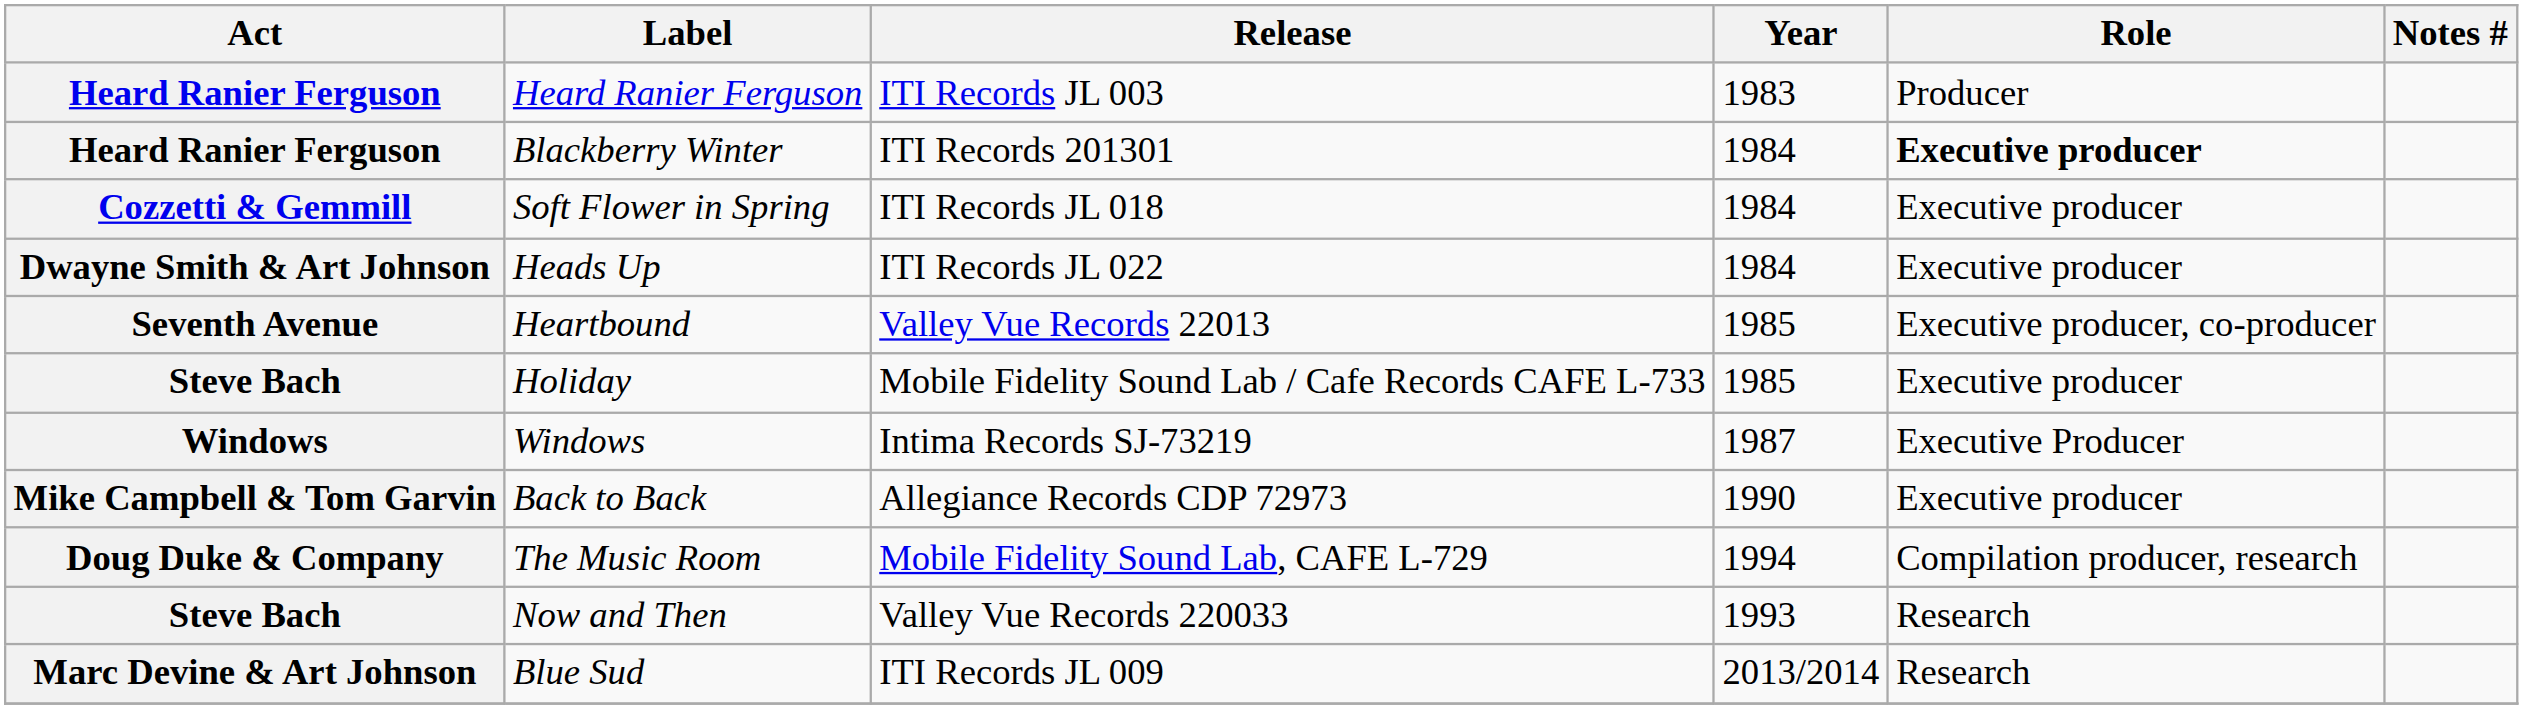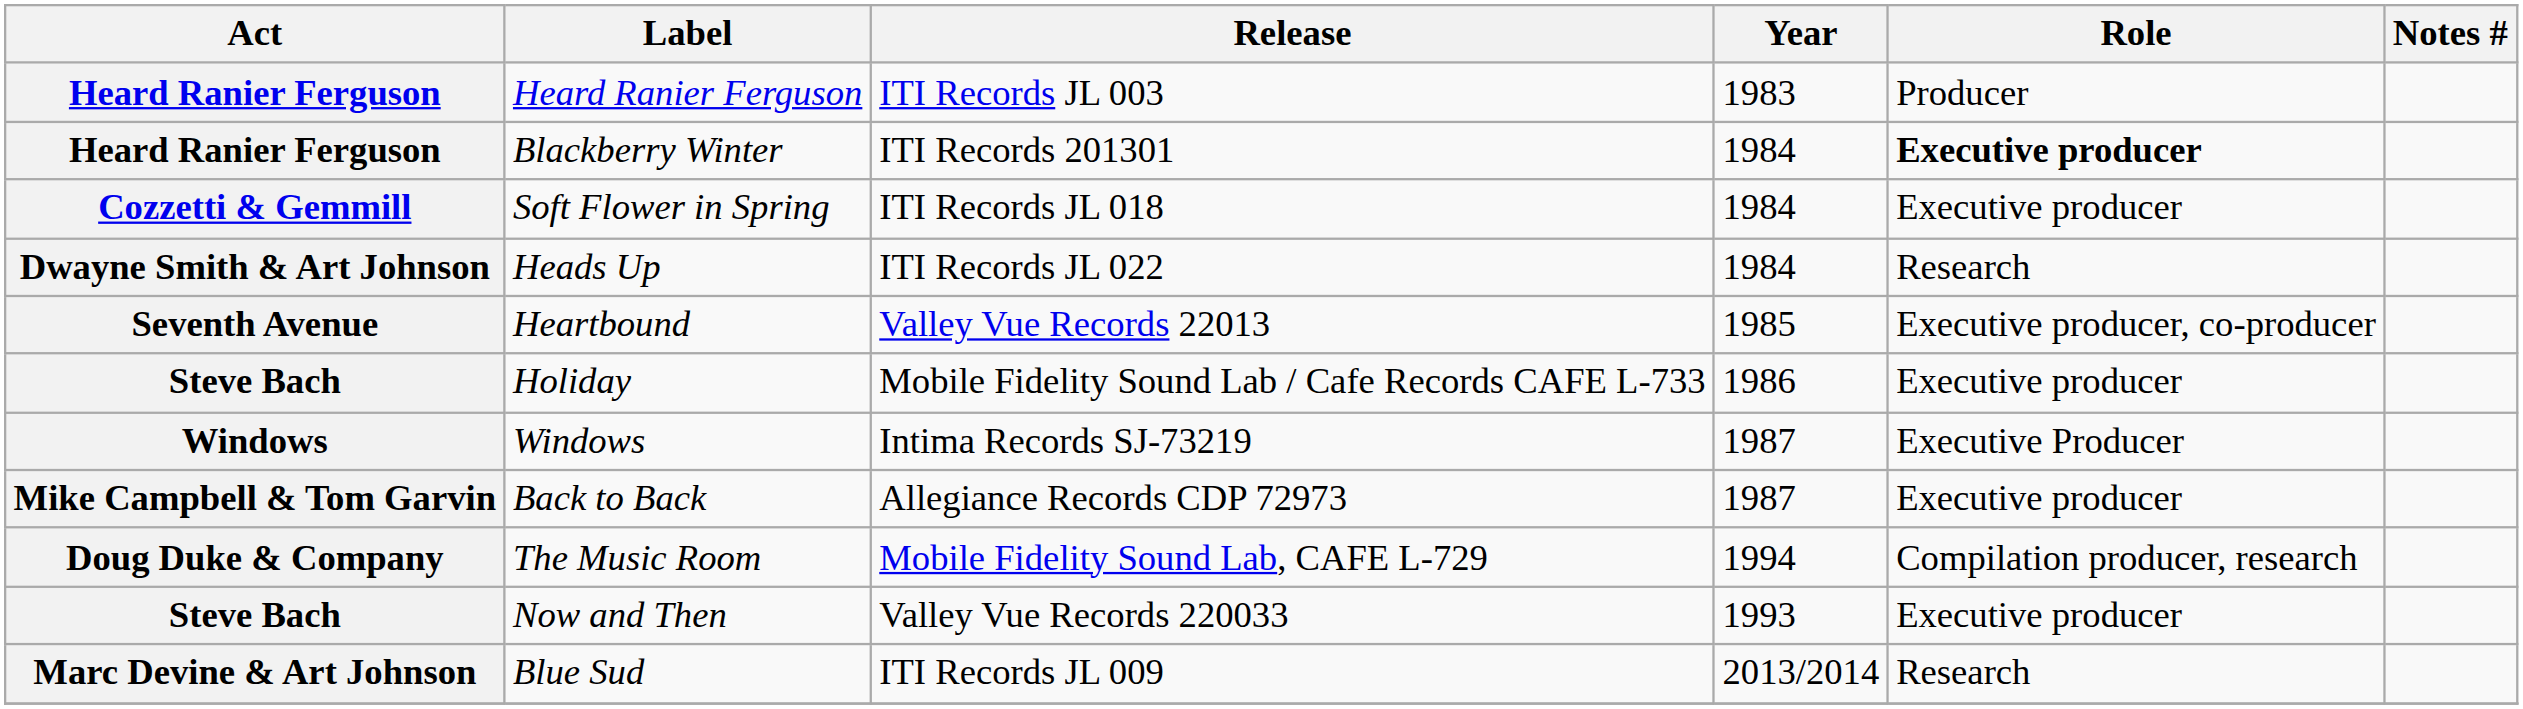(2039, 265) Executive producer -> (1963, 265) Research
(1759, 382) 1985 -> (1759, 382) 1986
(1759, 498) 1990 -> (1759, 498) 1987
(1963, 614) Research -> (2039, 614) Executive producer
